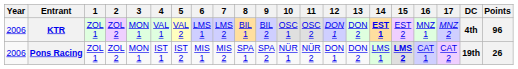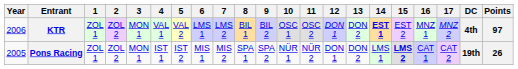(497, 29) 96 -> (497, 29) 97
(16, 53) 2006 -> (16, 53) 2005
